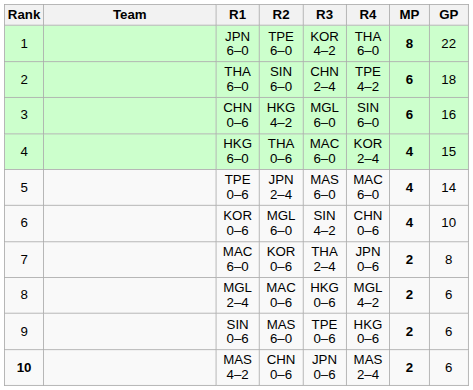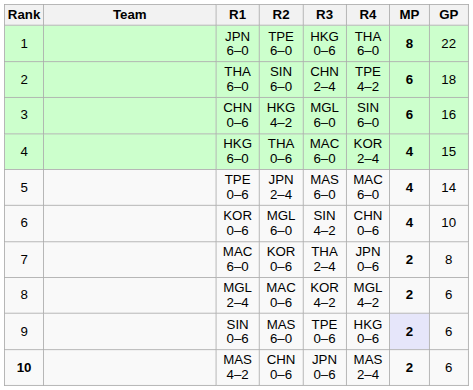(325, 43) KOR 4–2 -> (325, 43) HKG 0–6
(325, 295) HKG 0–6 -> (325, 295) KOR 4–2
(409, 331) no background -> (409, 331) lavender background
